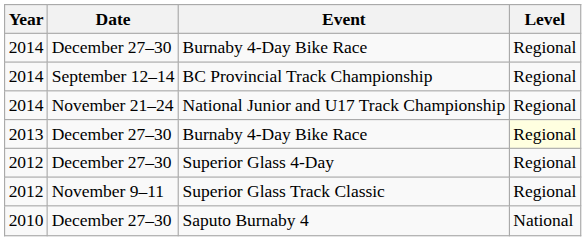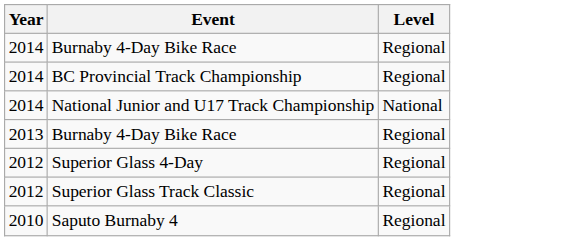- column: (113, 19)
(545, 105) Regional -> (412, 105) National
(545, 134) lightyellow background -> (414, 134) no background
(543, 220) National -> (414, 220) Regional
